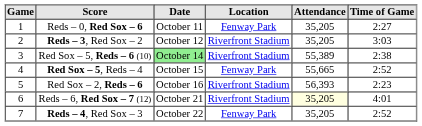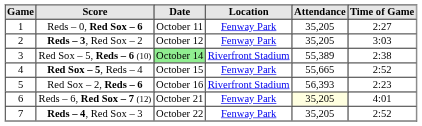(249, 41) Riverfront Stadium -> (249, 41) Fenway Park
(249, 99) Riverfront Stadium -> (249, 99) Fenway Park
